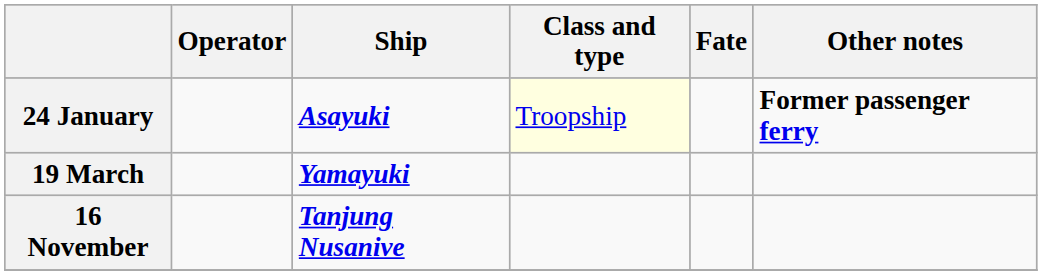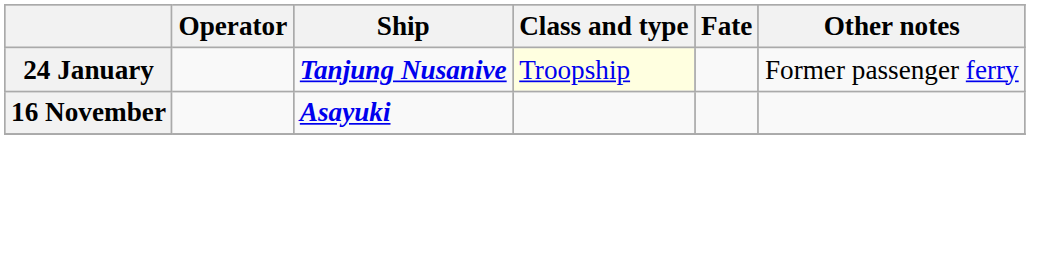(344, 115) Asayuki -> (403, 69) Tanjung Nusanive
(864, 115) bold -> (892, 69) normal
- row: (88, 173)
(352, 231) Tanjung Nusanive -> (345, 112) Asayuki
